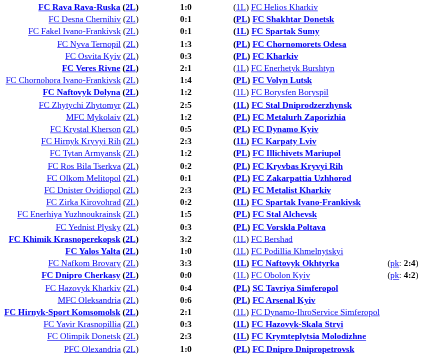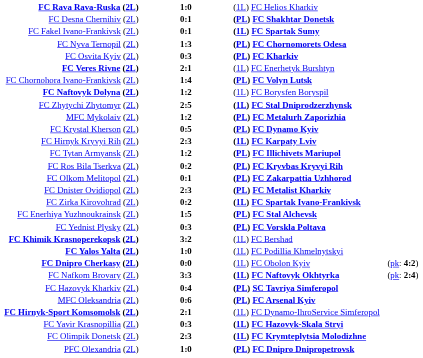rows swapped: (93, 263) <-> (90, 275)
